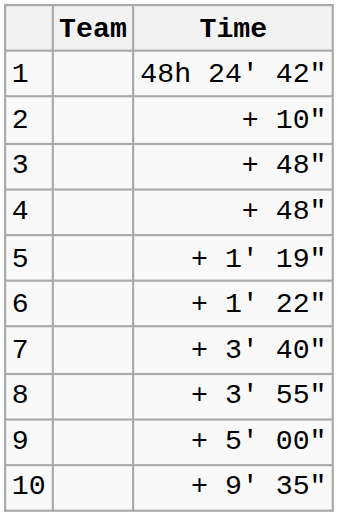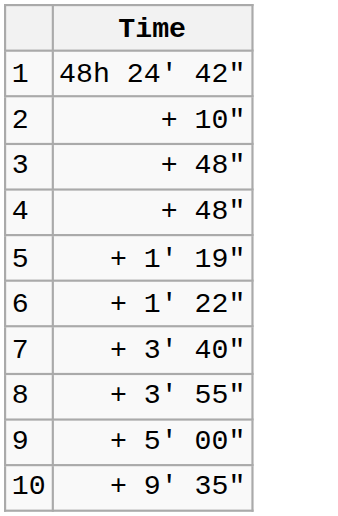- column: (93, 28)
